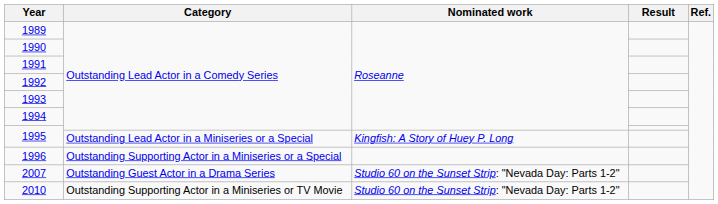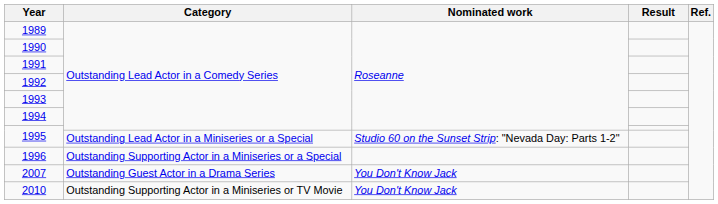(434, 138) Kingfish: A Story of Huey P. Long -> (487, 138) Studio 60 on the Sunset Strip: "Nevada Day: Parts 1-2"
(487, 173) Studio 60 on the Sunset Strip: "Nevada Day: Parts 1-2" -> (405, 173) You Don't Know Jack
(487, 190) Studio 60 on the Sunset Strip: "Nevada Day: Parts 1-2" -> (405, 190) You Don't Know Jack
